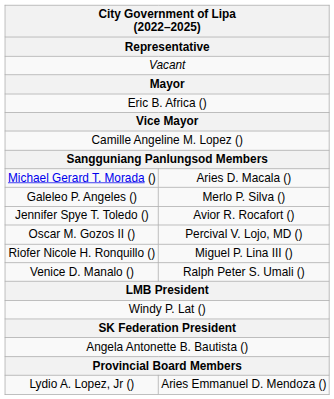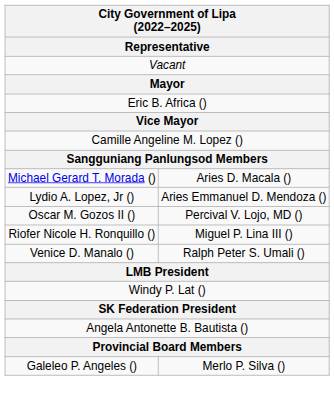rows swapped: (82, 197) <-> (82, 384)
- row: (82, 215)
